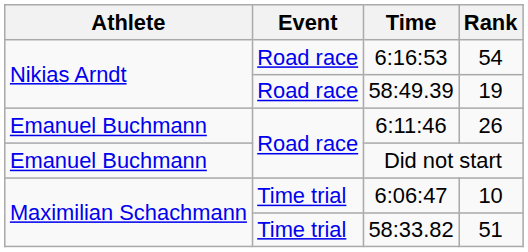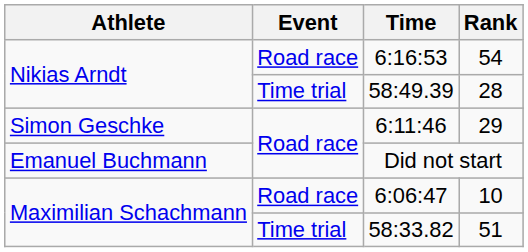(308, 92) Road race -> (302, 92) Time trial
(491, 92) 19 -> (491, 92) 28
(108, 126) Emanuel Buchmann -> (87, 126) Simon Geschke
(491, 126) 26 -> (491, 126) 29
(302, 195) Time trial -> (308, 195) Road race
